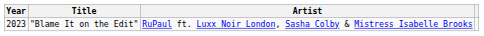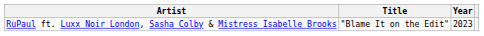columns swapped: (16, 11) <-> (307, 11)
